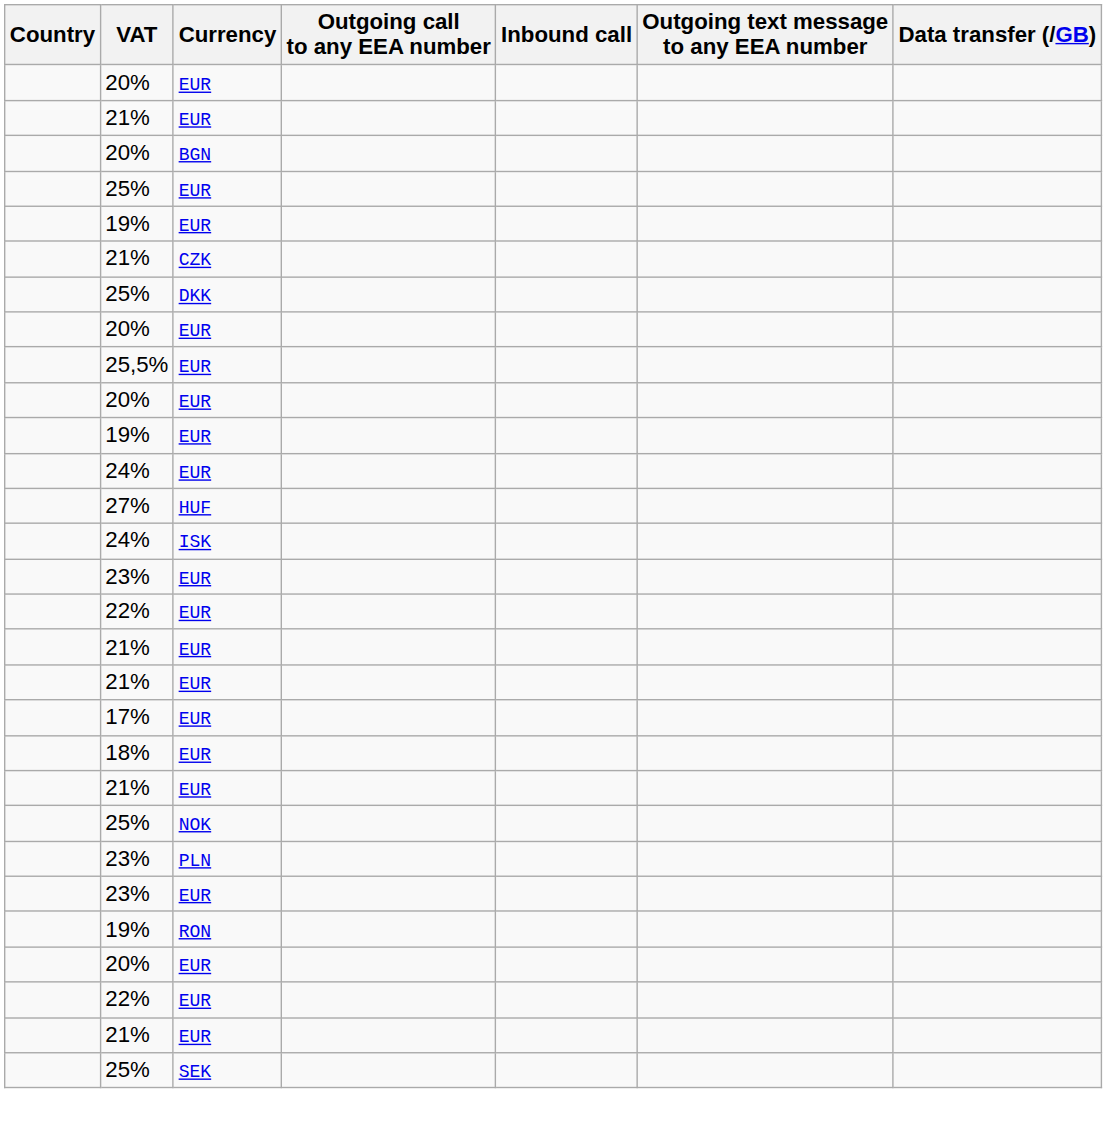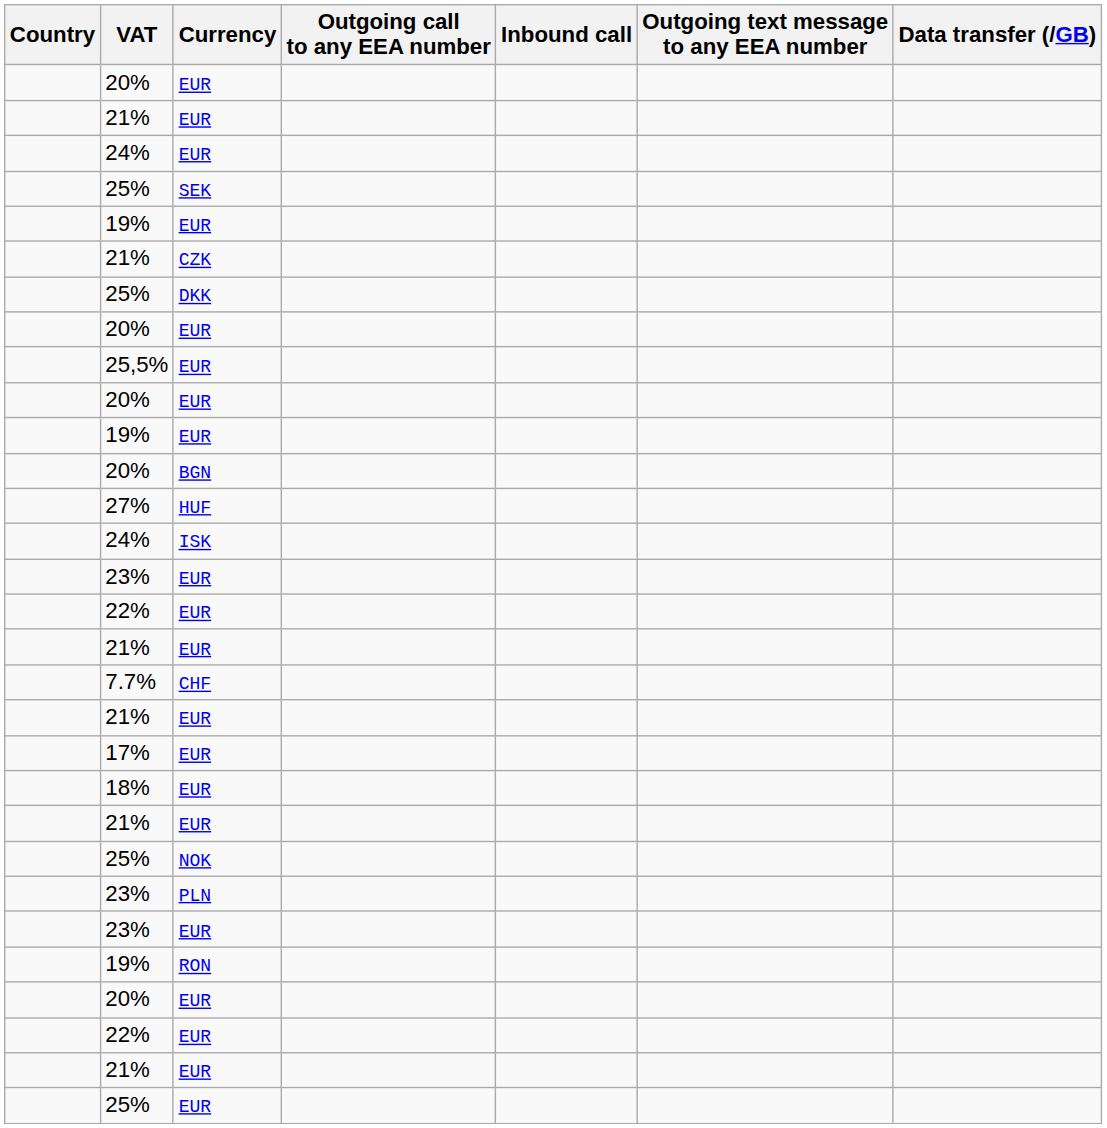rows swapped: (128, 152) <-> (128, 470)
rows swapped: (128, 188) <-> (128, 1070)
+ row: (131, 682)
